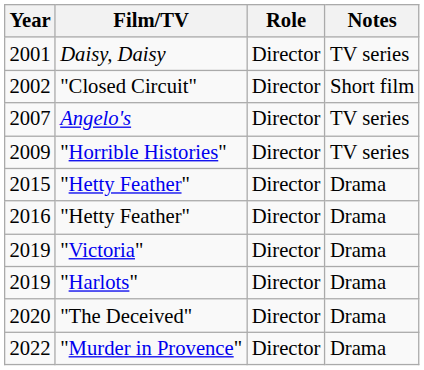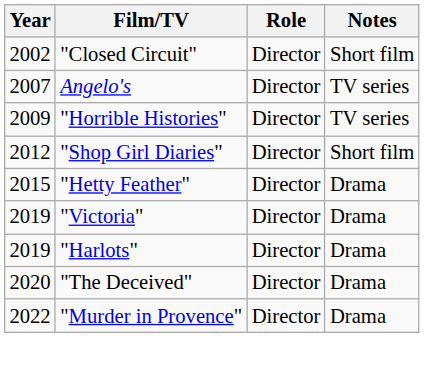- row: (30, 53)
+ row: (30, 151)
- row: (30, 217)
